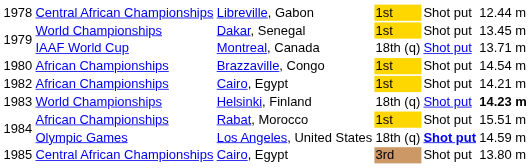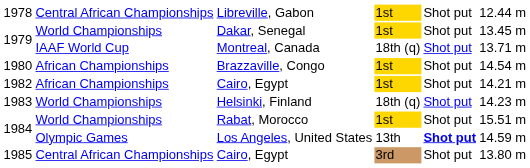(503, 101) bold -> (503, 101) normal
(102, 119) African Championships -> (99, 119) World Championships
(398, 137) 18th (q) -> (388, 137) 13th
